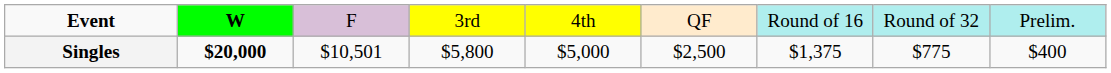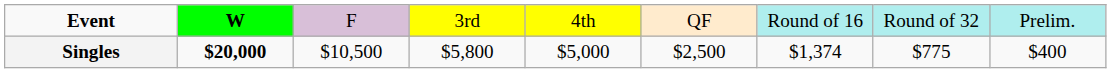(351, 52) $10,501 -> (351, 52) $10,500
(815, 52) $1,375 -> (815, 52) $1,374
